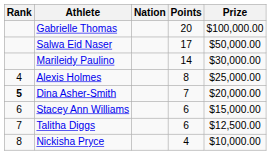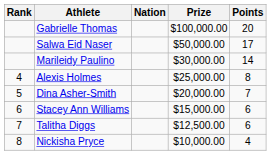columns swapped: (186, 12) <-> (235, 12)
(19, 93) bold -> (19, 93) normal
